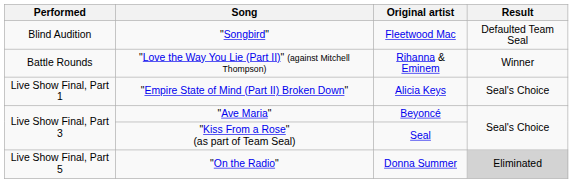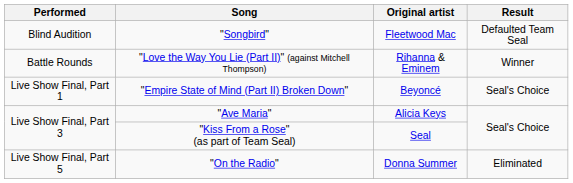(421, 91) Alicia Keys -> (421, 91) Beyoncé
(421, 113) Beyoncé -> (421, 113) Alicia Keys
(518, 164) lightgrey background -> (518, 164) no background
